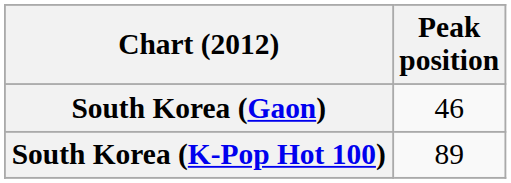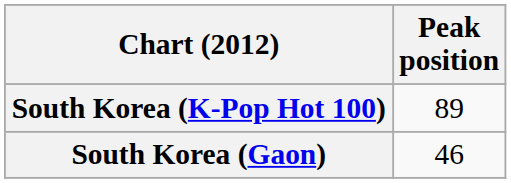rows swapped: (199, 107) <-> (199, 154)
